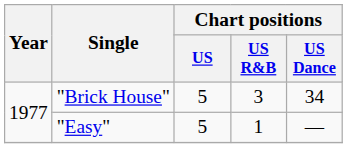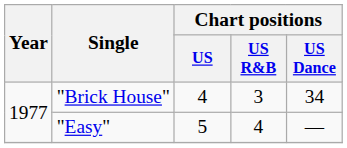(202, 96) 5 -> (202, 96) 4
(258, 127) 1 -> (258, 127) 4
